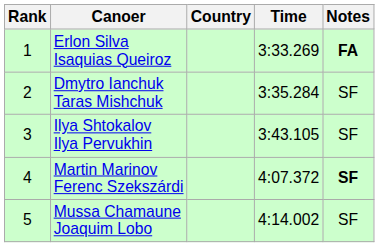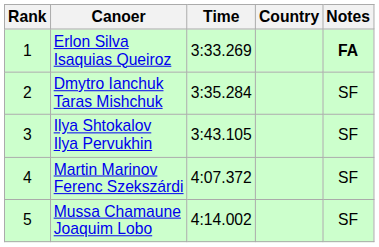columns swapped: (221, 16) <-> (289, 16)
(348, 178) bold -> (348, 178) normal
